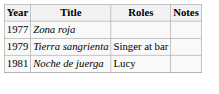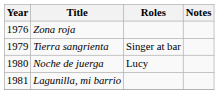(18, 30) 1977 -> (18, 30) 1976
(18, 64) 1981 -> (18, 64) 1980
+ row: (77, 81)
